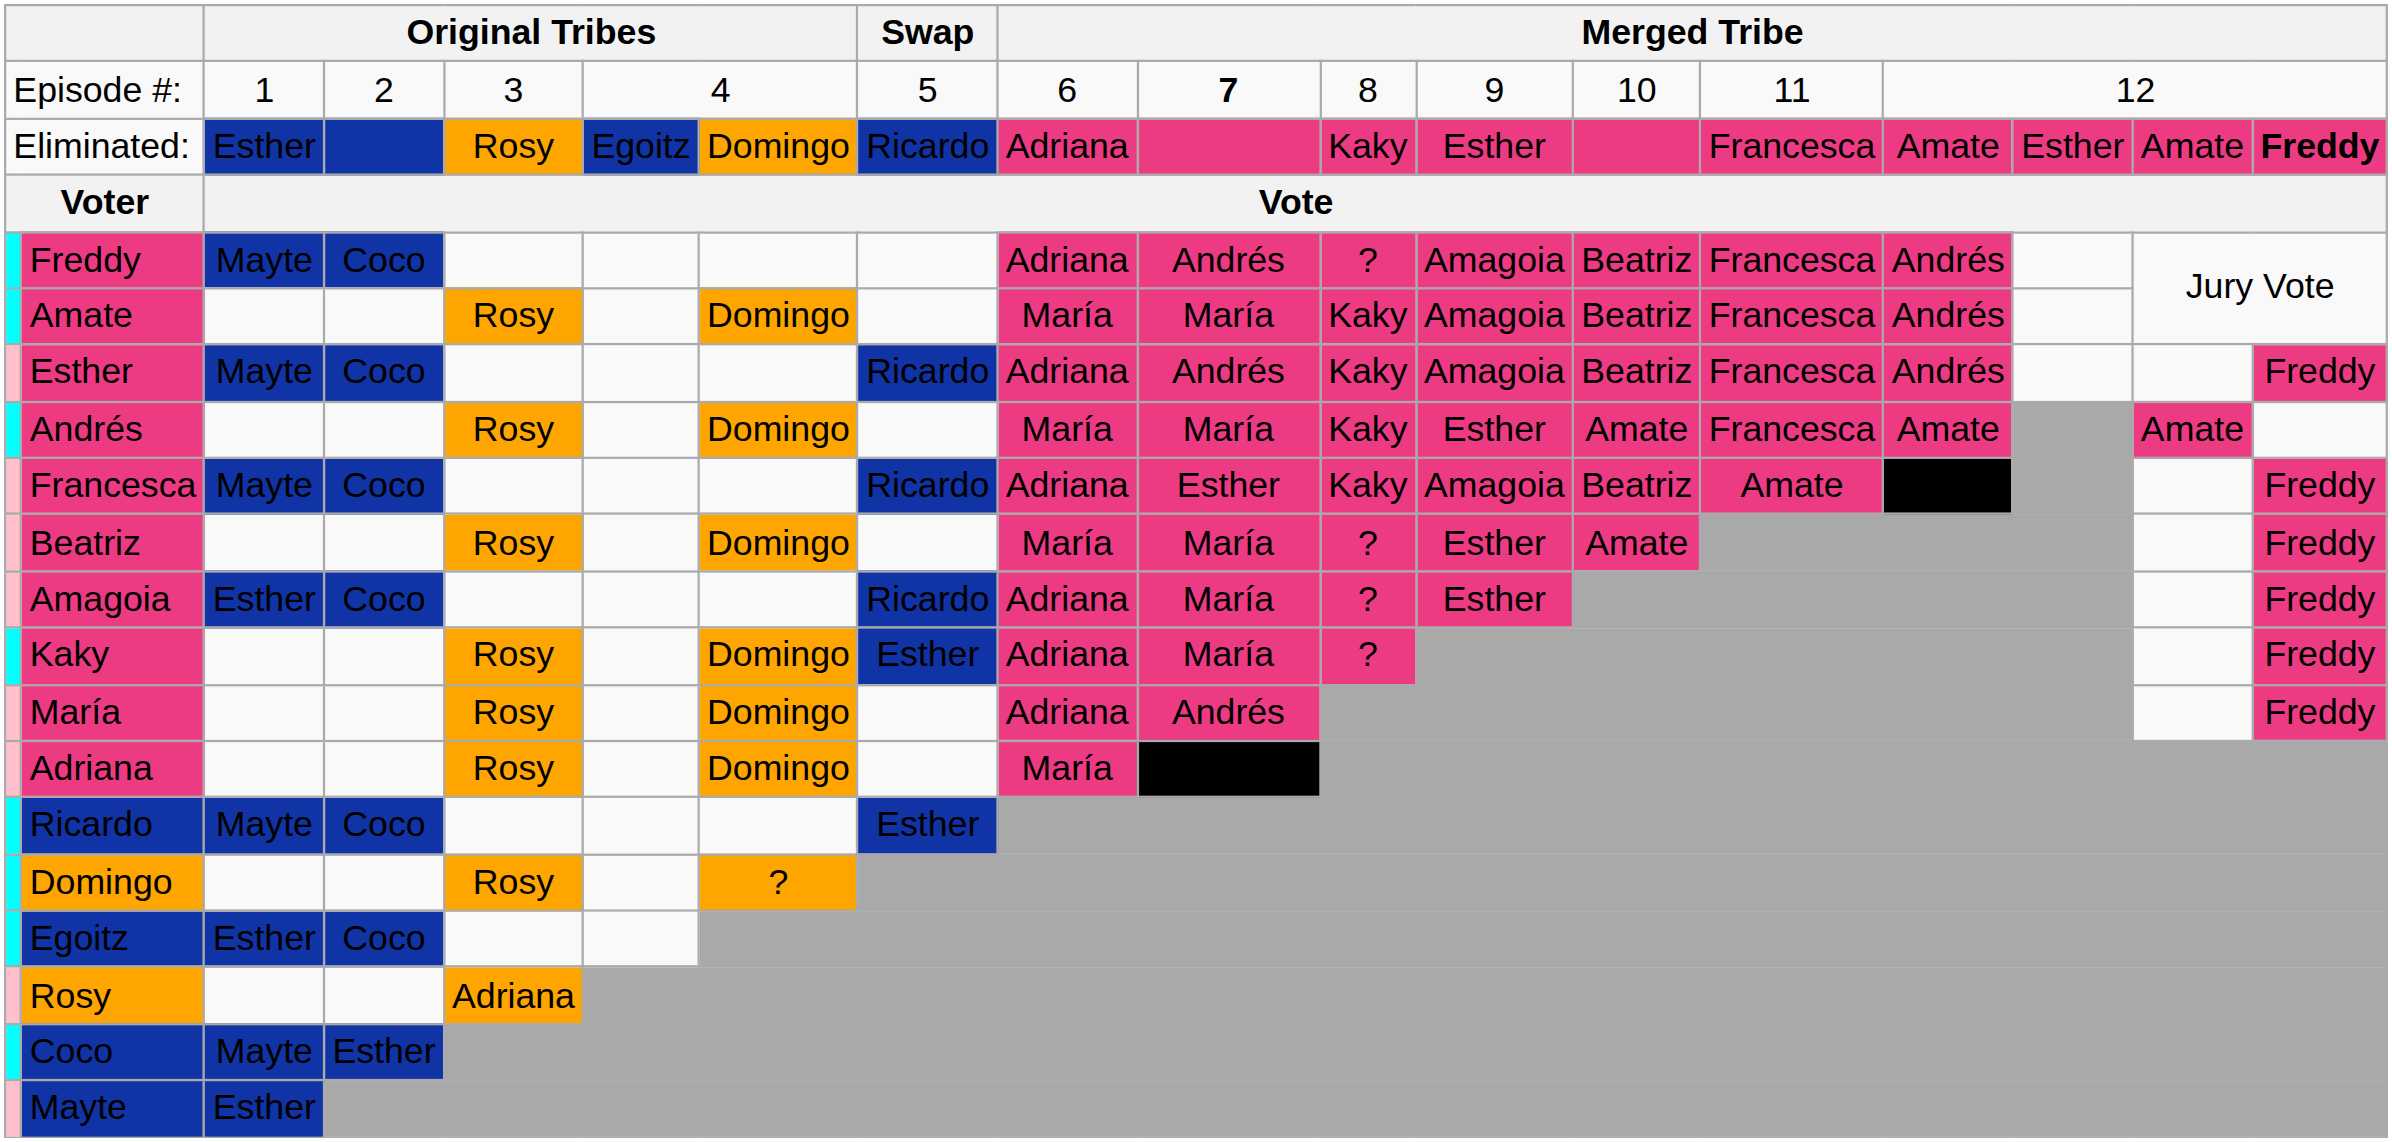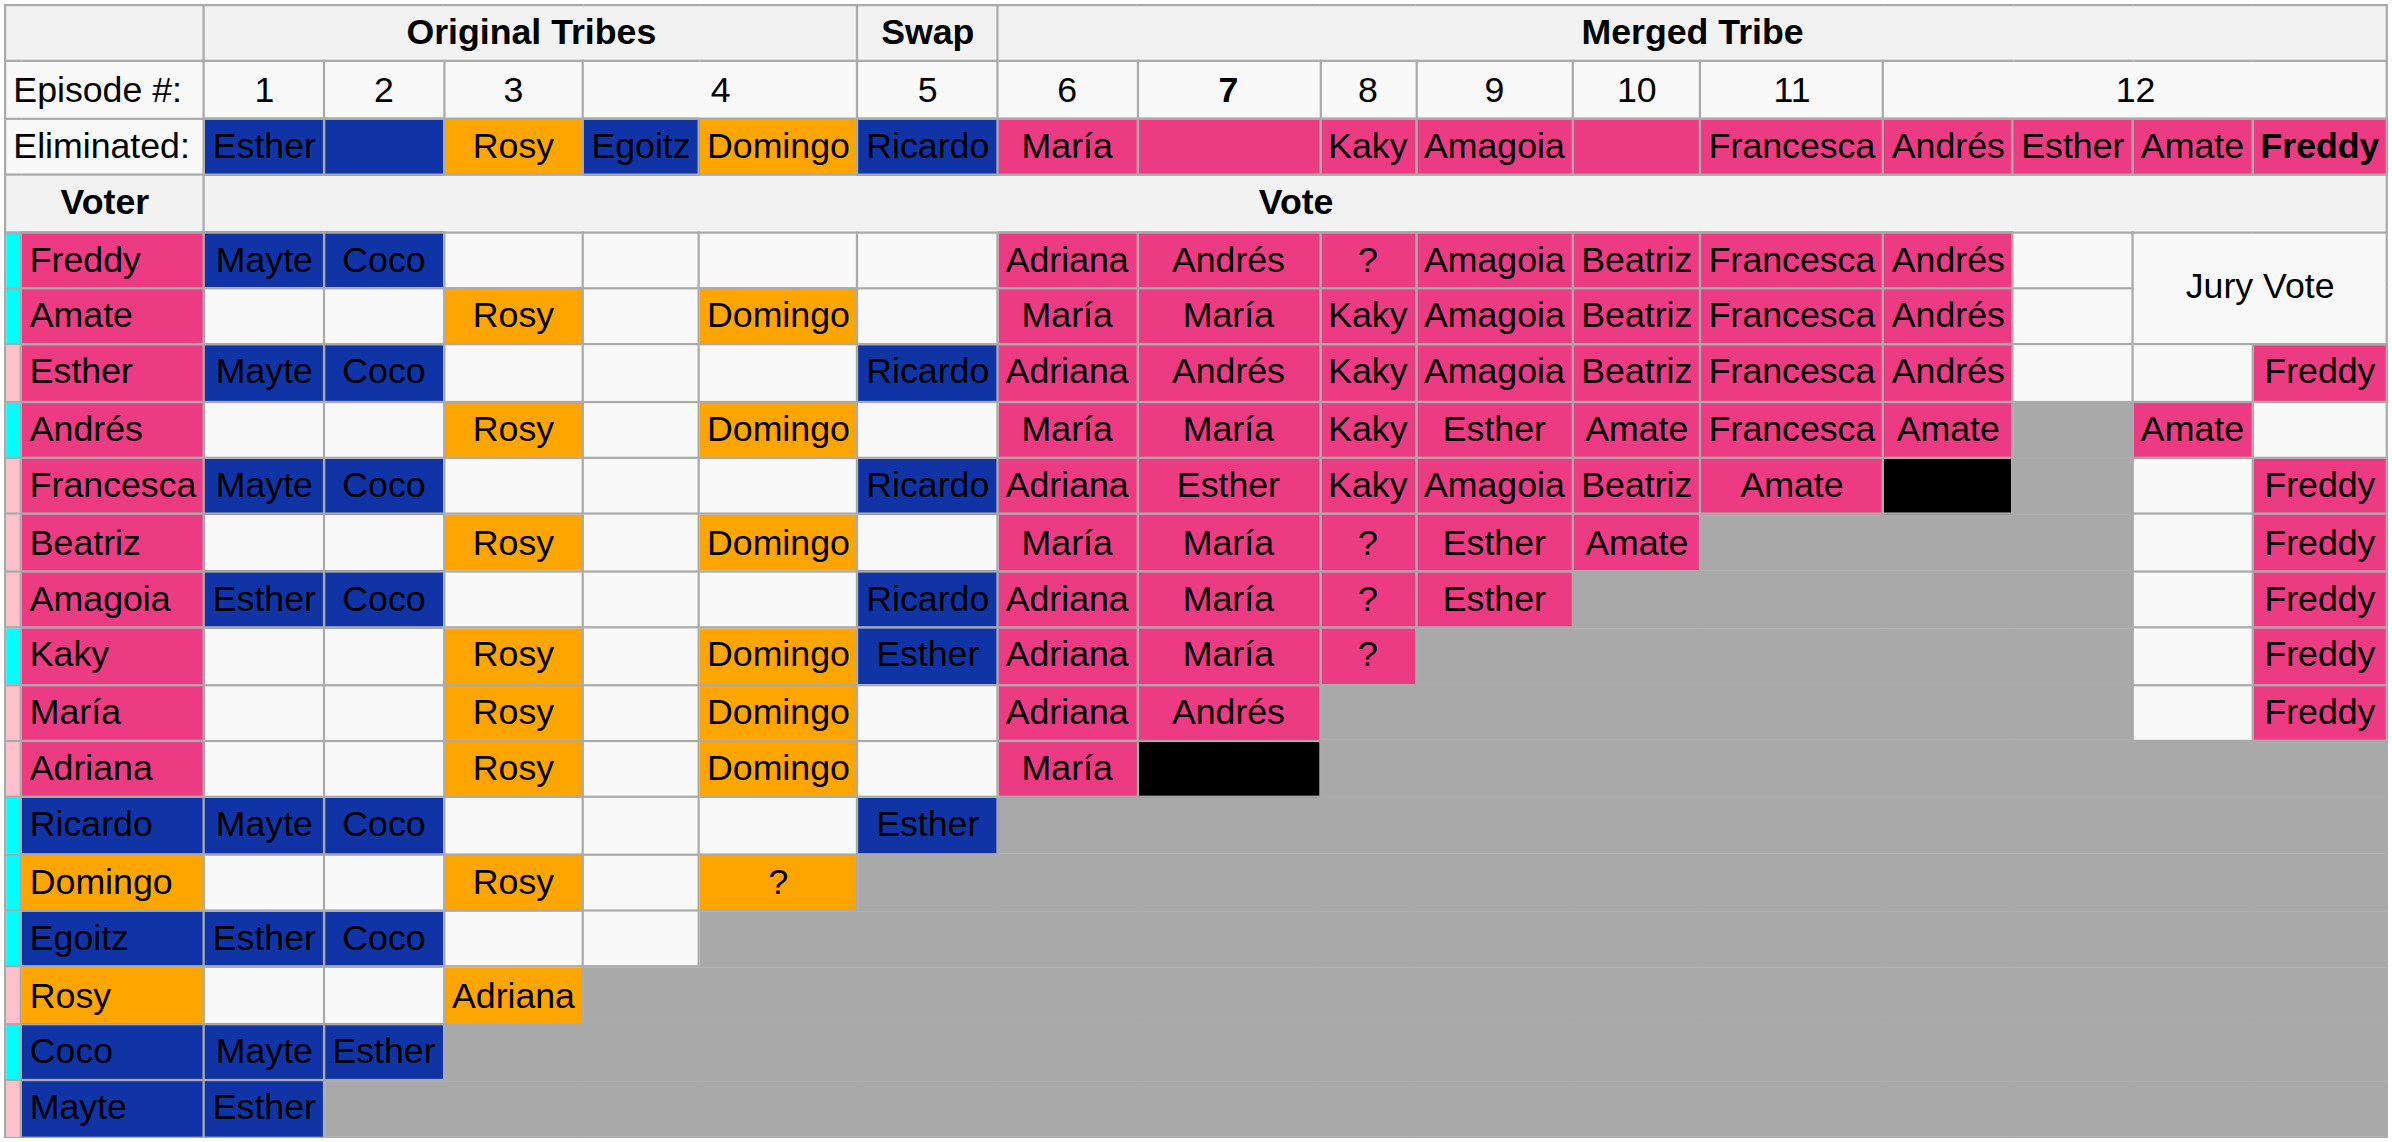(1067, 145) Adriana -> (1067, 145) María
(1494, 145) Esther -> (1494, 145) Amagoia
(1948, 145) Amate -> (1948, 145) Andrés
